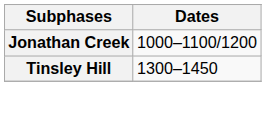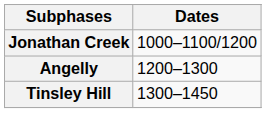+ row: (69, 68)
